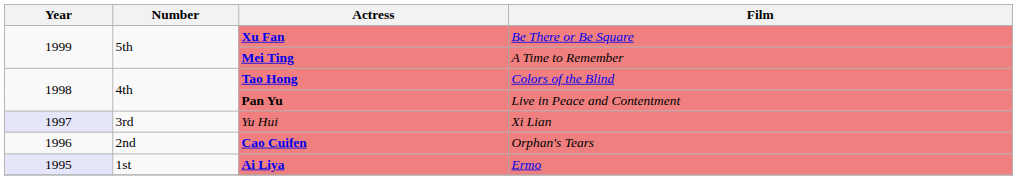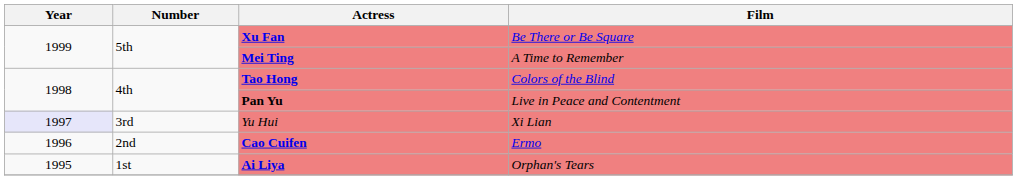(553, 143) Orphan's Tears -> (526, 143) Ermo
(58, 164) lavender background -> (58, 164) no background
(526, 164) Ermo -> (553, 164) Orphan's Tears
